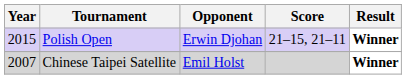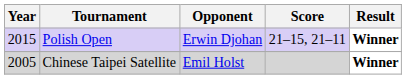(22, 63) 2007 -> (22, 63) 2005
